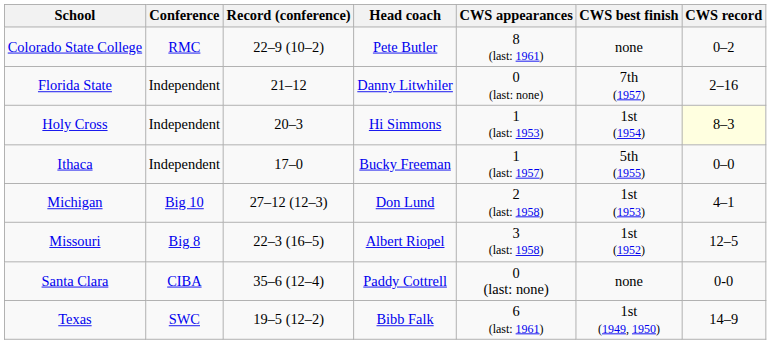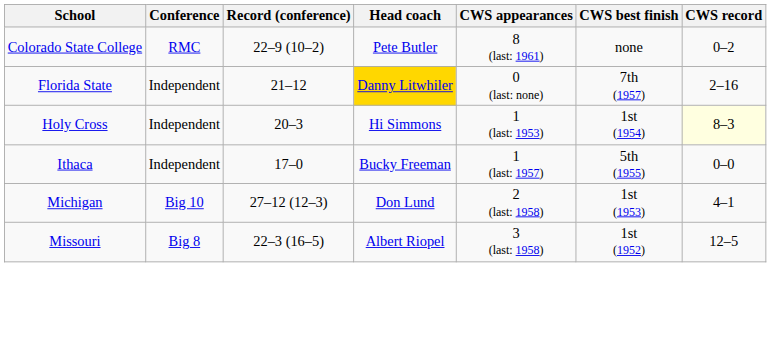(405, 85) no background -> (405, 85) gold background
- row: (75, 281)
- row: (75, 320)
